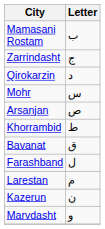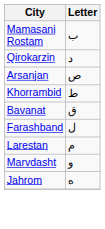- row: (33, 58)
- row: (19, 93)
- row: (26, 197)
+ row: (24, 180)
